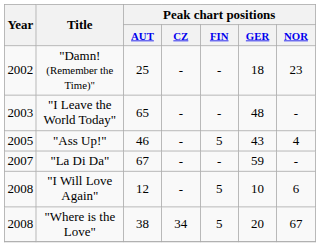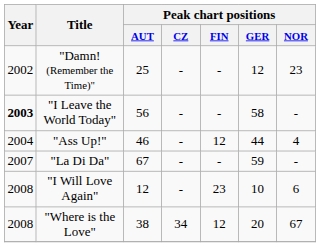(258, 70) 18 -> (258, 70) 12
(20, 112) normal -> (20, 112) bold
(142, 112) 65 -> (142, 112) 56
(258, 112) 48 -> (258, 112) 58
(20, 140) 2005 -> (20, 140) 2004
(219, 140) 5 -> (219, 140) 12
(258, 140) 43 -> (258, 140) 44
(219, 189) 5 -> (219, 189) 23
(219, 224) 5 -> (219, 224) 12
